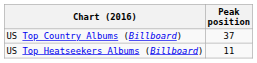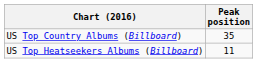(229, 36) 37 -> (229, 36) 35
